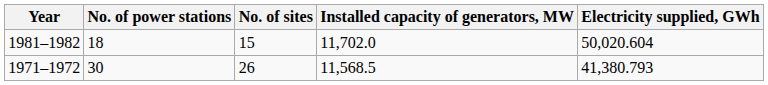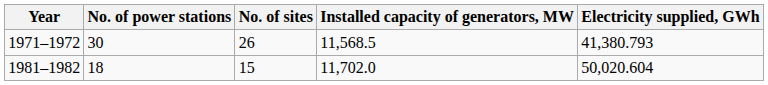rows swapped: (44, 67) <-> (44, 42)
